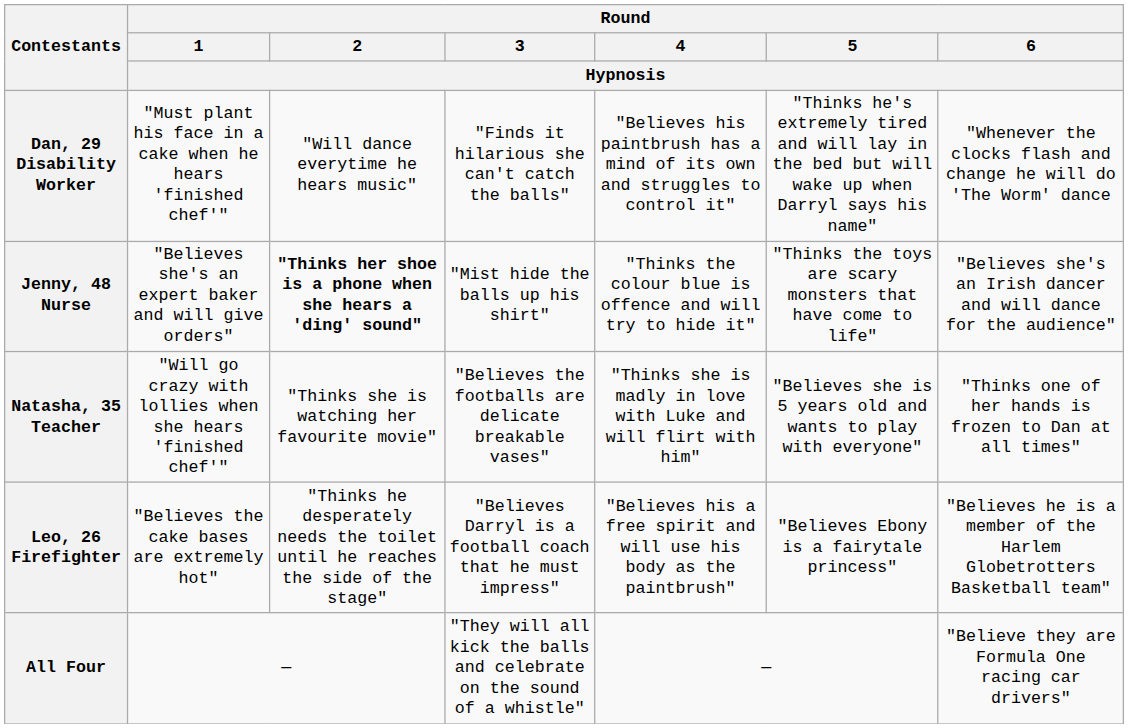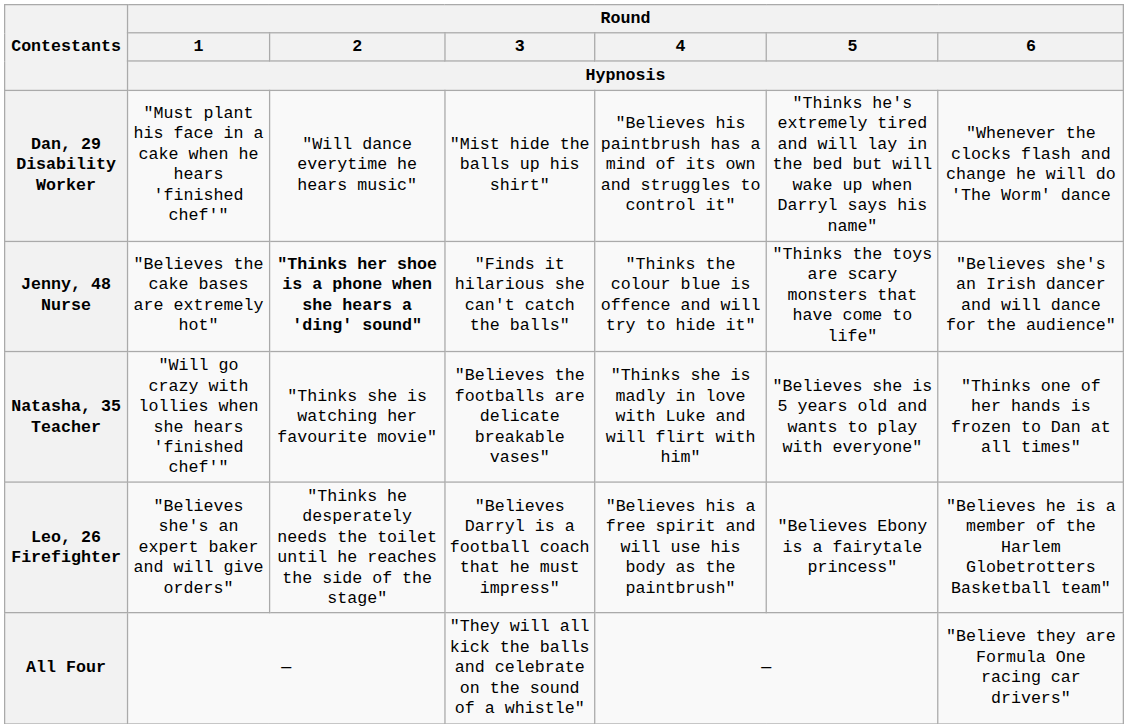(520, 165) "Finds it hilarious she can't catch the balls" -> (520, 165) "Mist hide the balls up his shirt"
(198, 296) "Believes she's an expert baker and will give orders" -> (198, 296) "Believes the cake bases are extremely hot"
(520, 296) "Mist hide the balls up his shirt" -> (520, 296) "Finds it hilarious she can't catch the balls"
(198, 547) "Believes the cake bases are extremely hot" -> (198, 547) "Believes she's an expert baker and will give orders"
